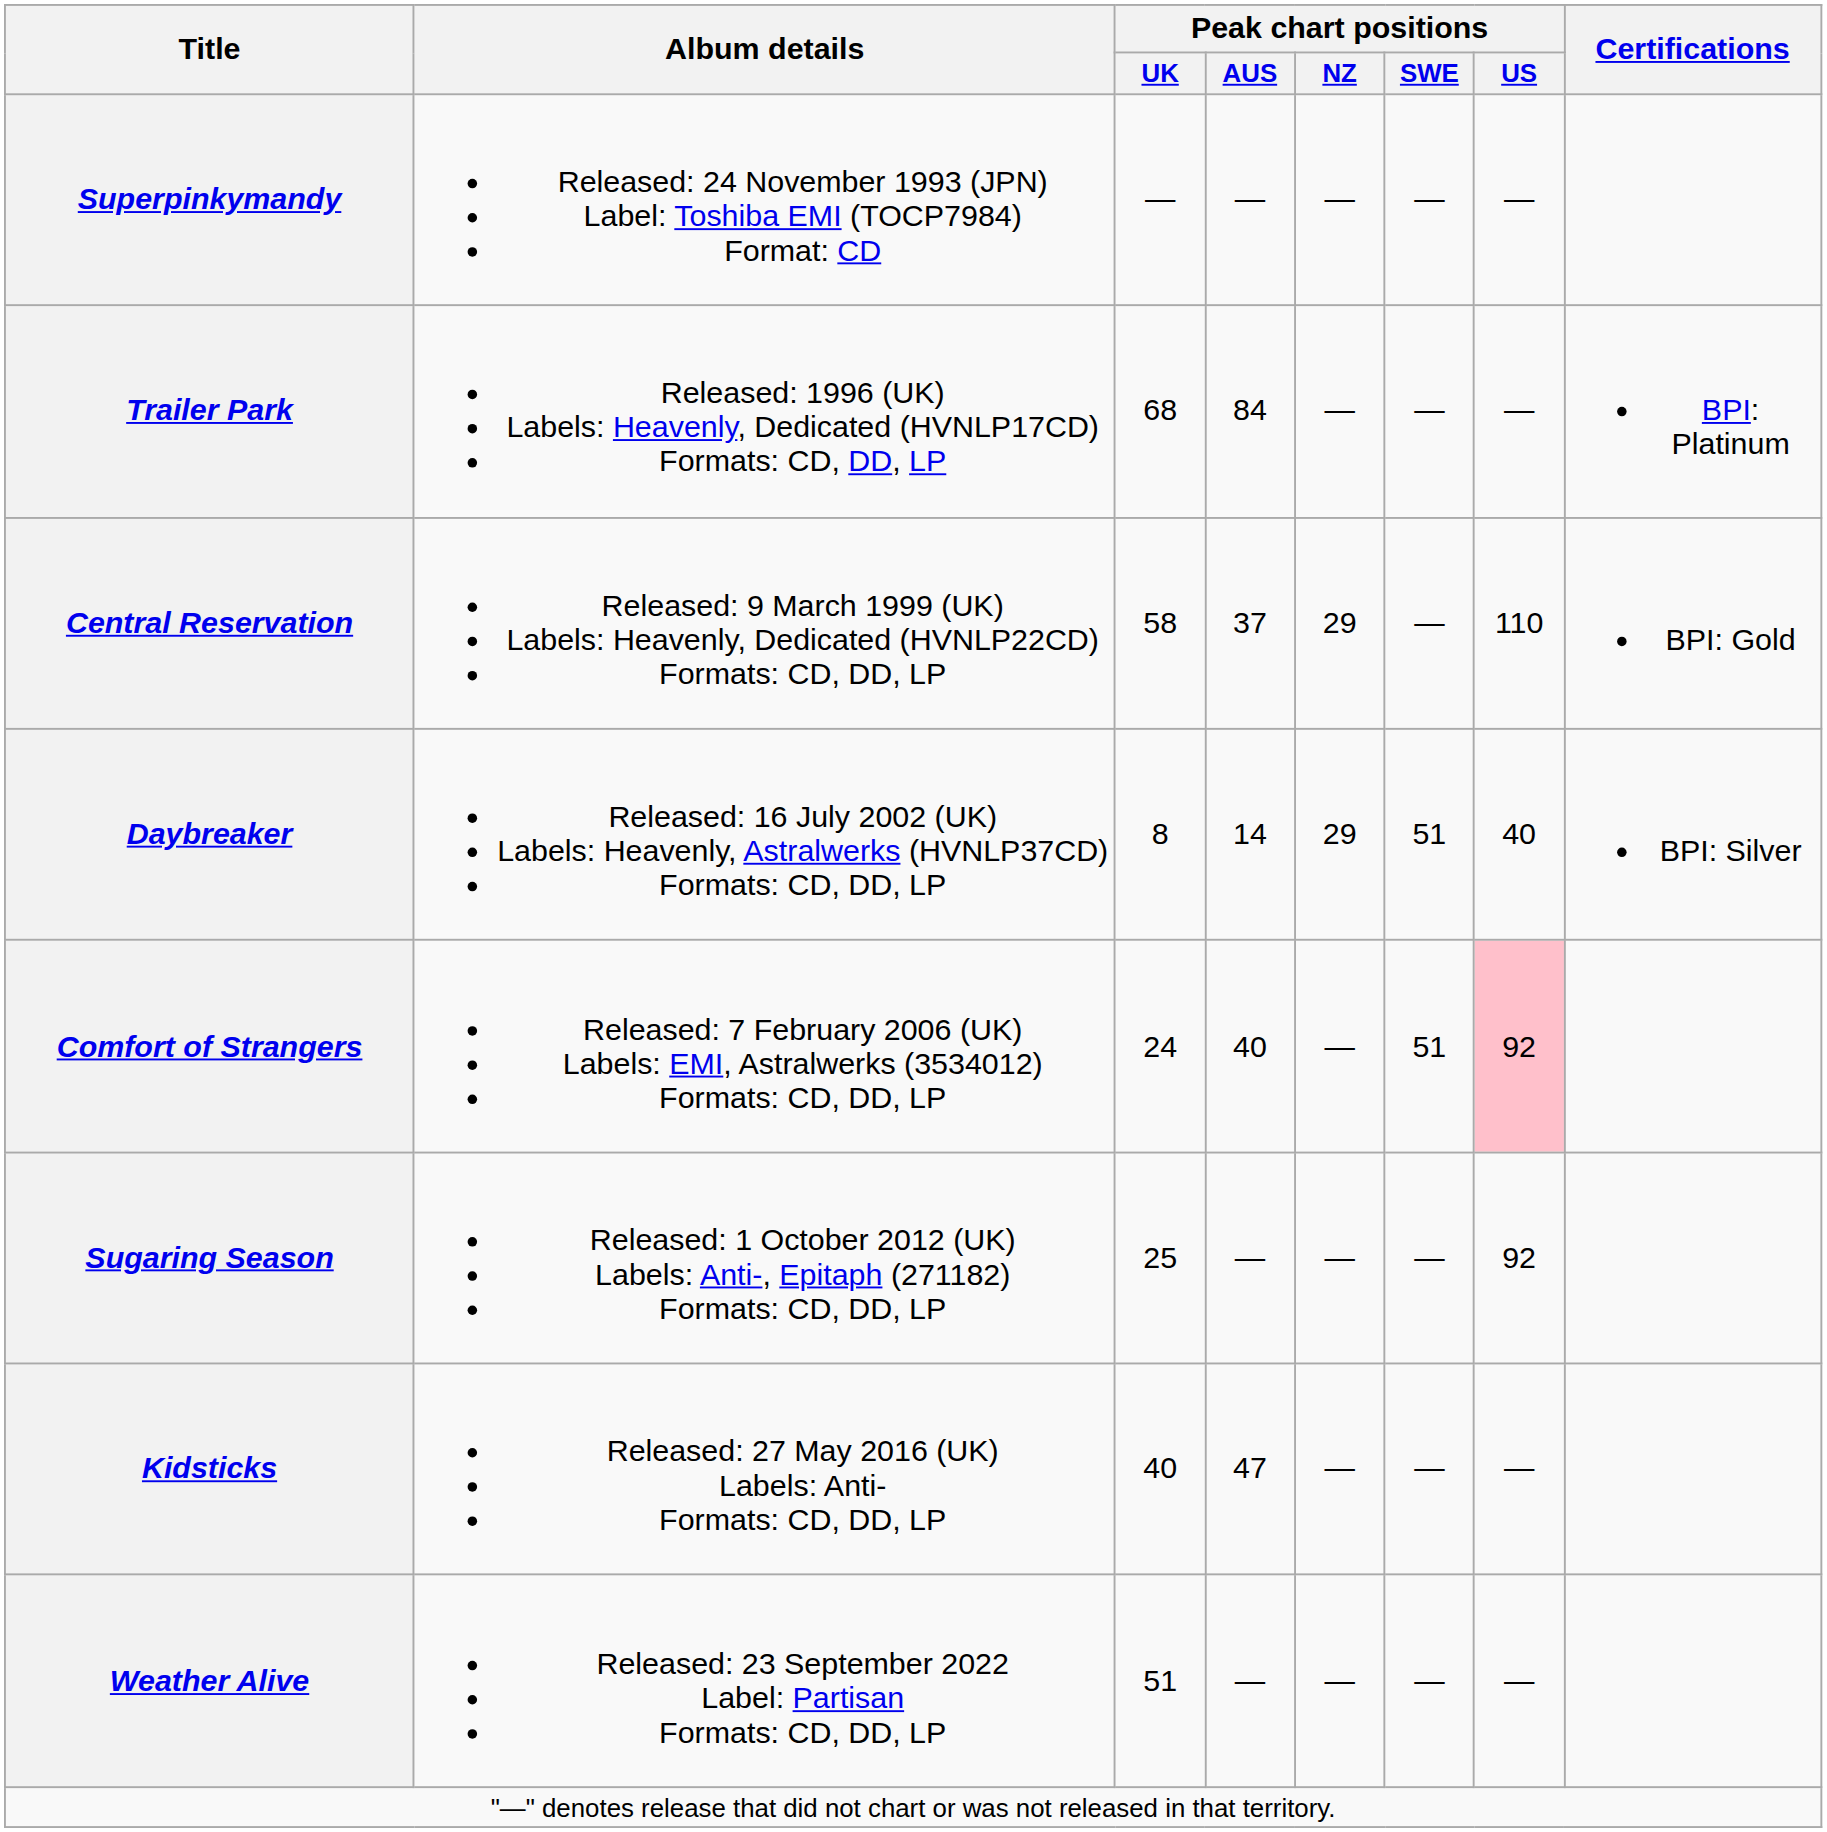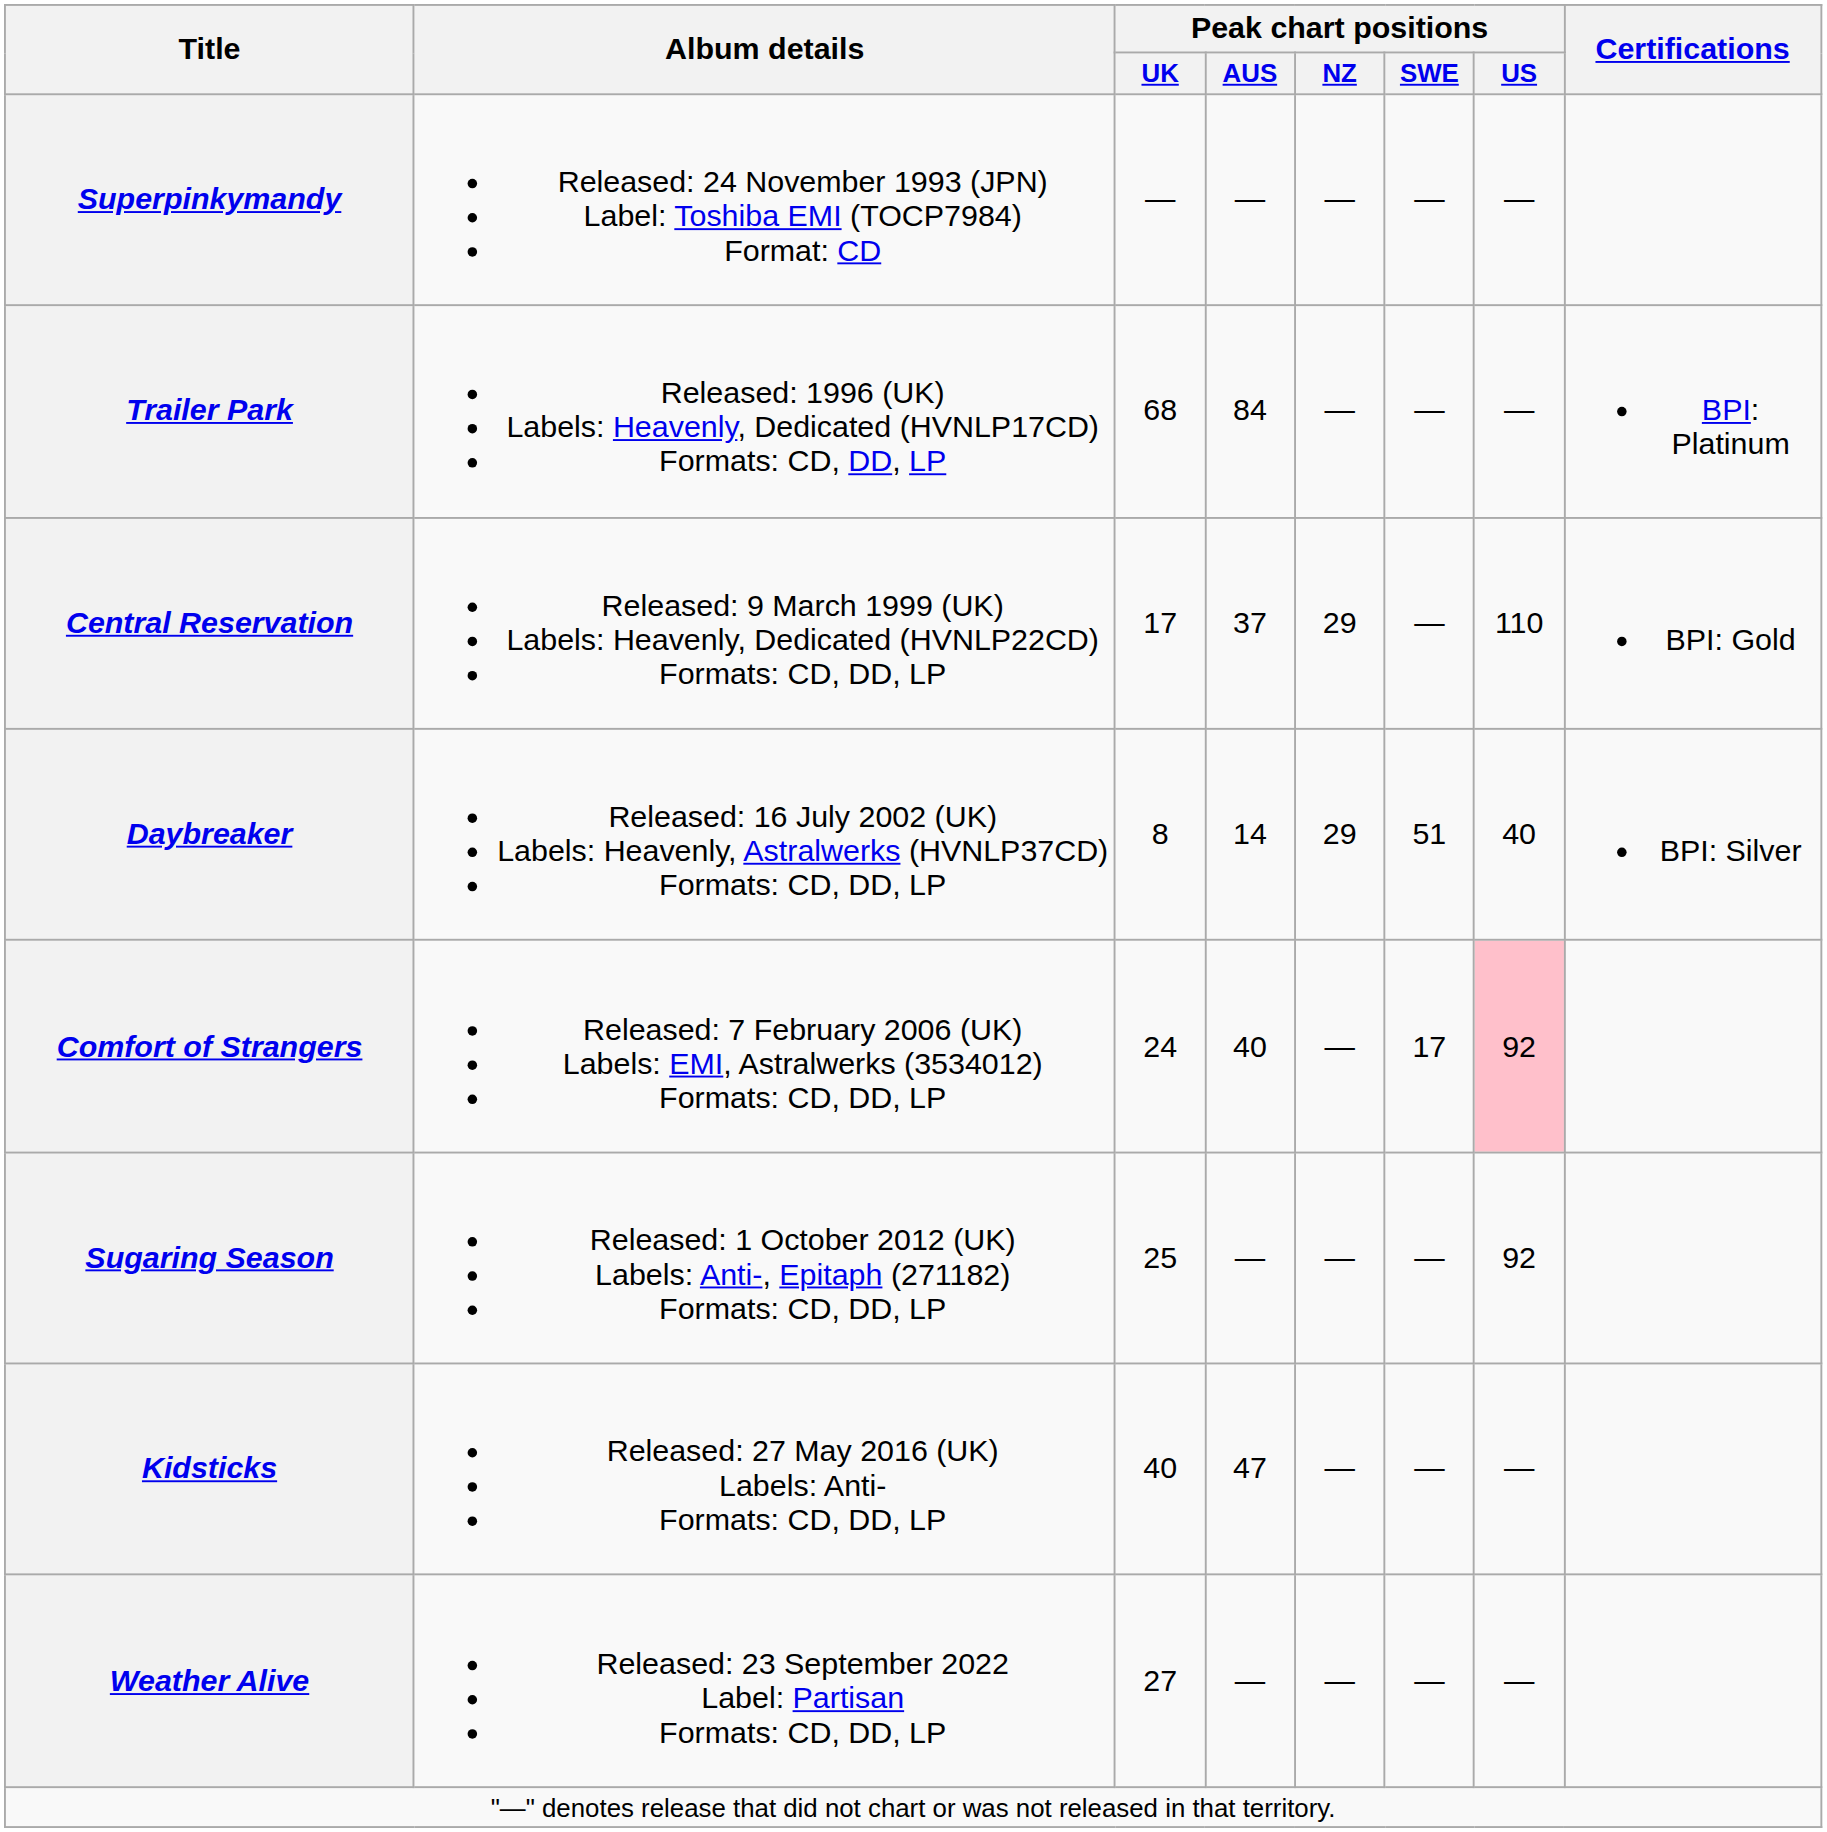(1160, 622) 58 -> (1160, 622) 17
(1429, 1045) 51 -> (1429, 1045) 17
(1160, 1680) 51 -> (1160, 1680) 27
